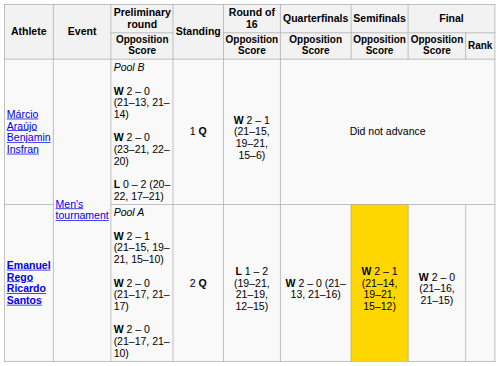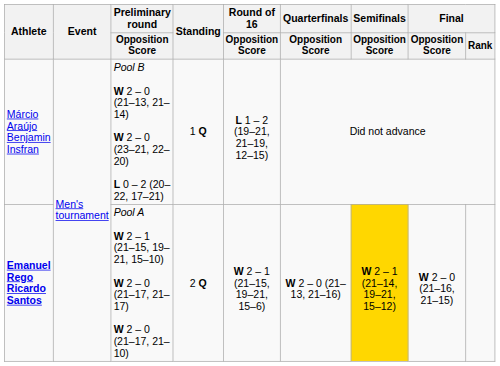(252, 138) W 2 – 1 (21–15, 19–21, 15–6) -> (252, 138) L 1 – 2 (19–21, 21–19, 12–15)
(252, 289) L 1 – 2 (19–21, 21–19, 12–15) -> (252, 289) W 2 – 1 (21–15, 19–21, 15–6)
